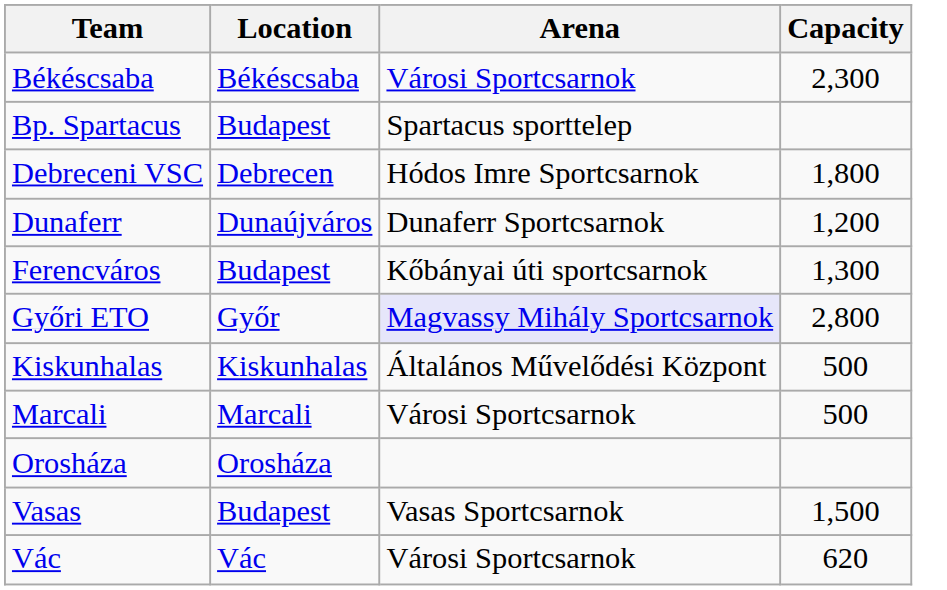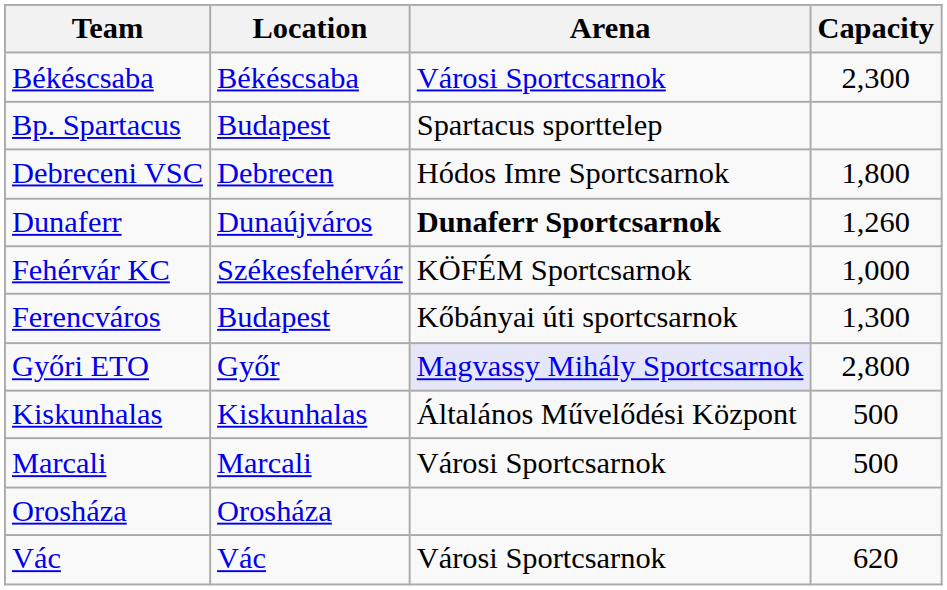(525, 221) normal -> (569, 221) bold
(845, 221) 1,200 -> (876, 221) 1,260
+ row: (91, 269)
- row: (47, 510)
